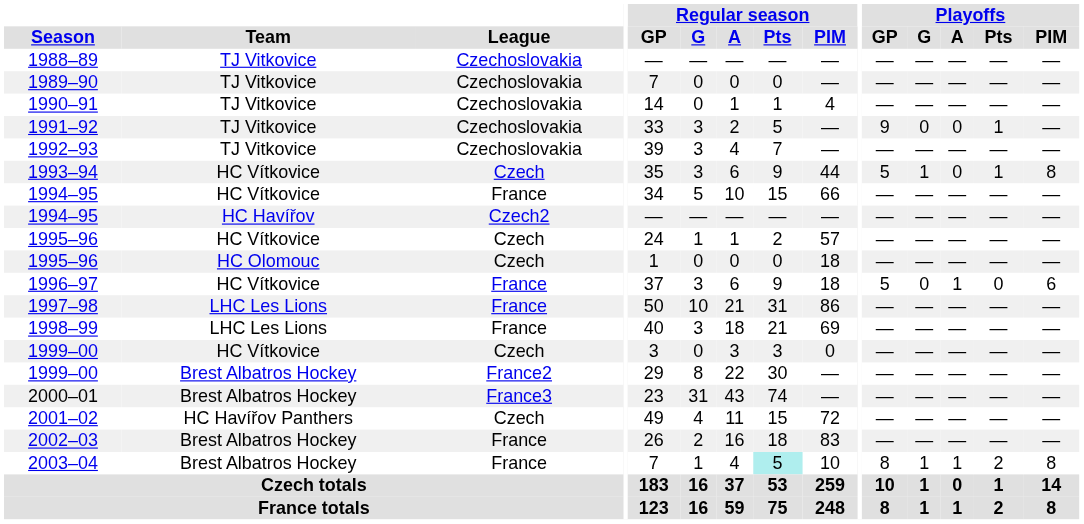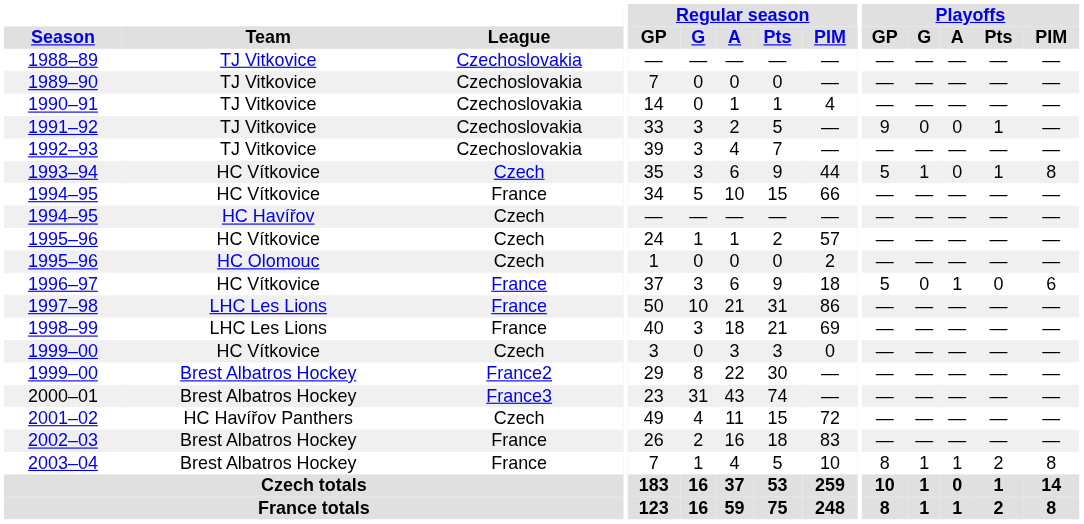(519, 216) Czech2 -> (519, 216) Czech
(830, 261) 18 -> (830, 261) 2
(777, 463) paleturquoise background -> (777, 463) no background
